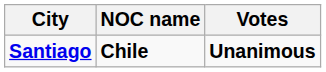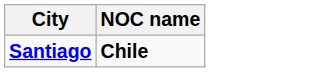- column: (262, 19)
